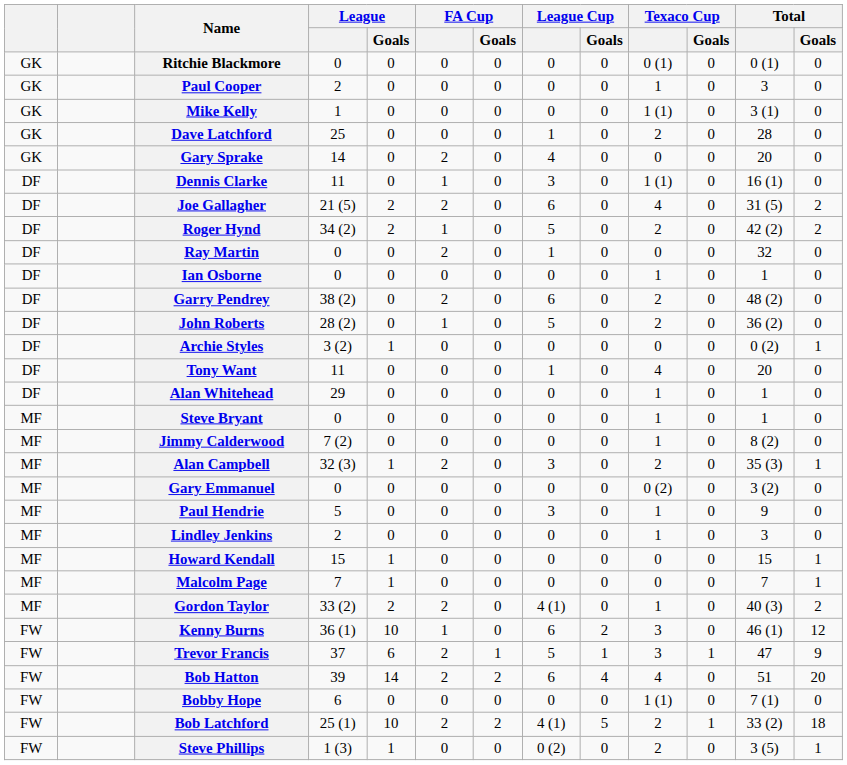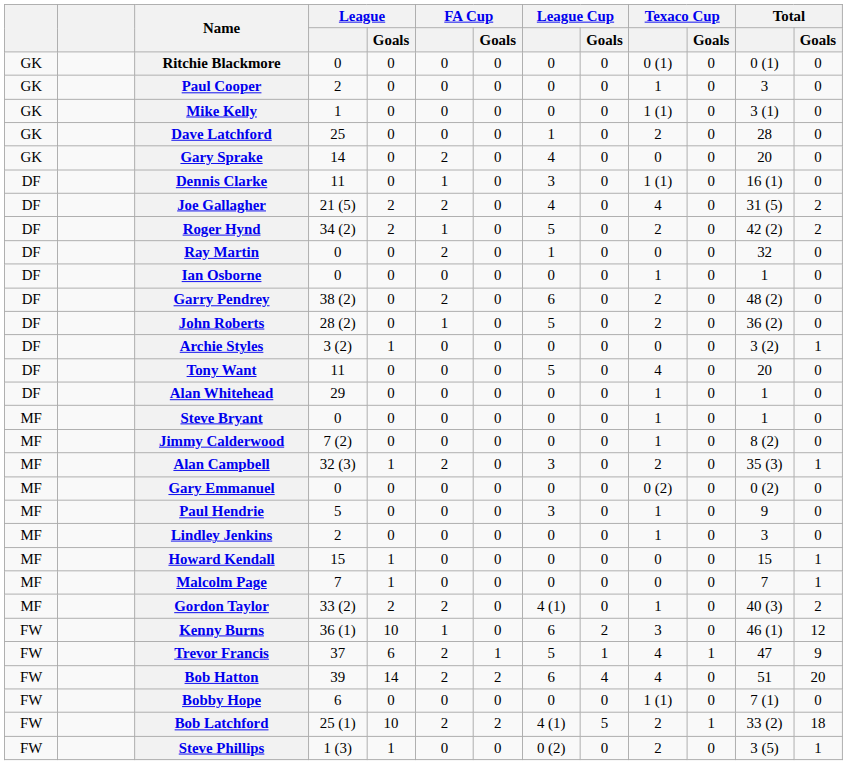(551, 205) 6 -> (551, 205) 4
(765, 346) 0 (2) -> (765, 346) 3 (2)
(551, 370) 1 -> (551, 370) 5
(765, 488) 3 (2) -> (765, 488) 0 (2)
(658, 653) 3 -> (658, 653) 4
